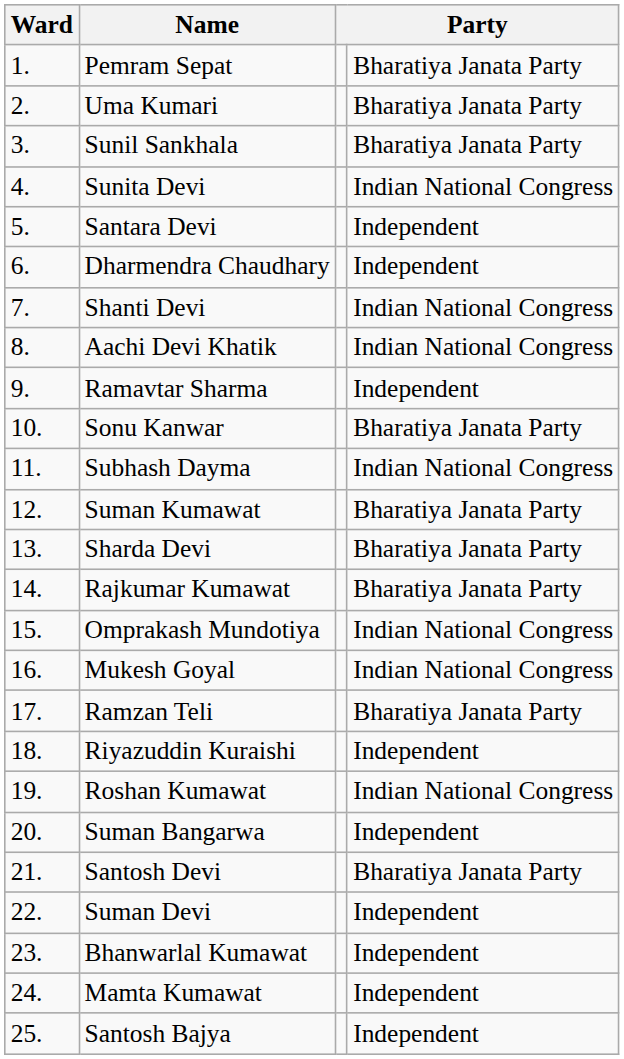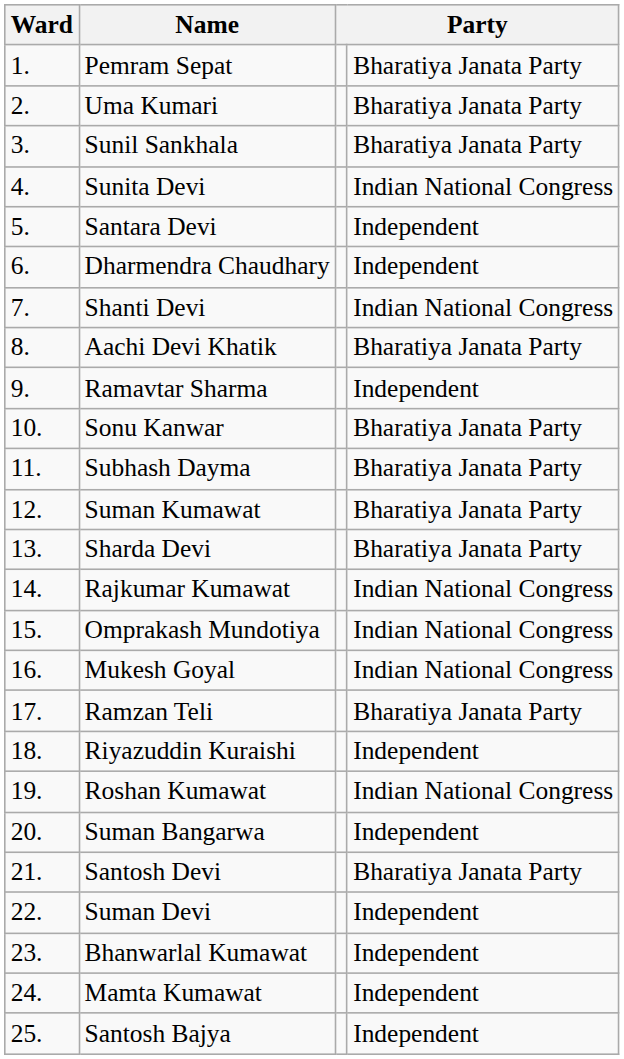(483, 347) Indian National Congress -> (468, 347) Bharatiya Janata Party
(483, 468) Indian National Congress -> (468, 468) Bharatiya Janata Party
(468, 589) Bharatiya Janata Party -> (483, 589) Indian National Congress
